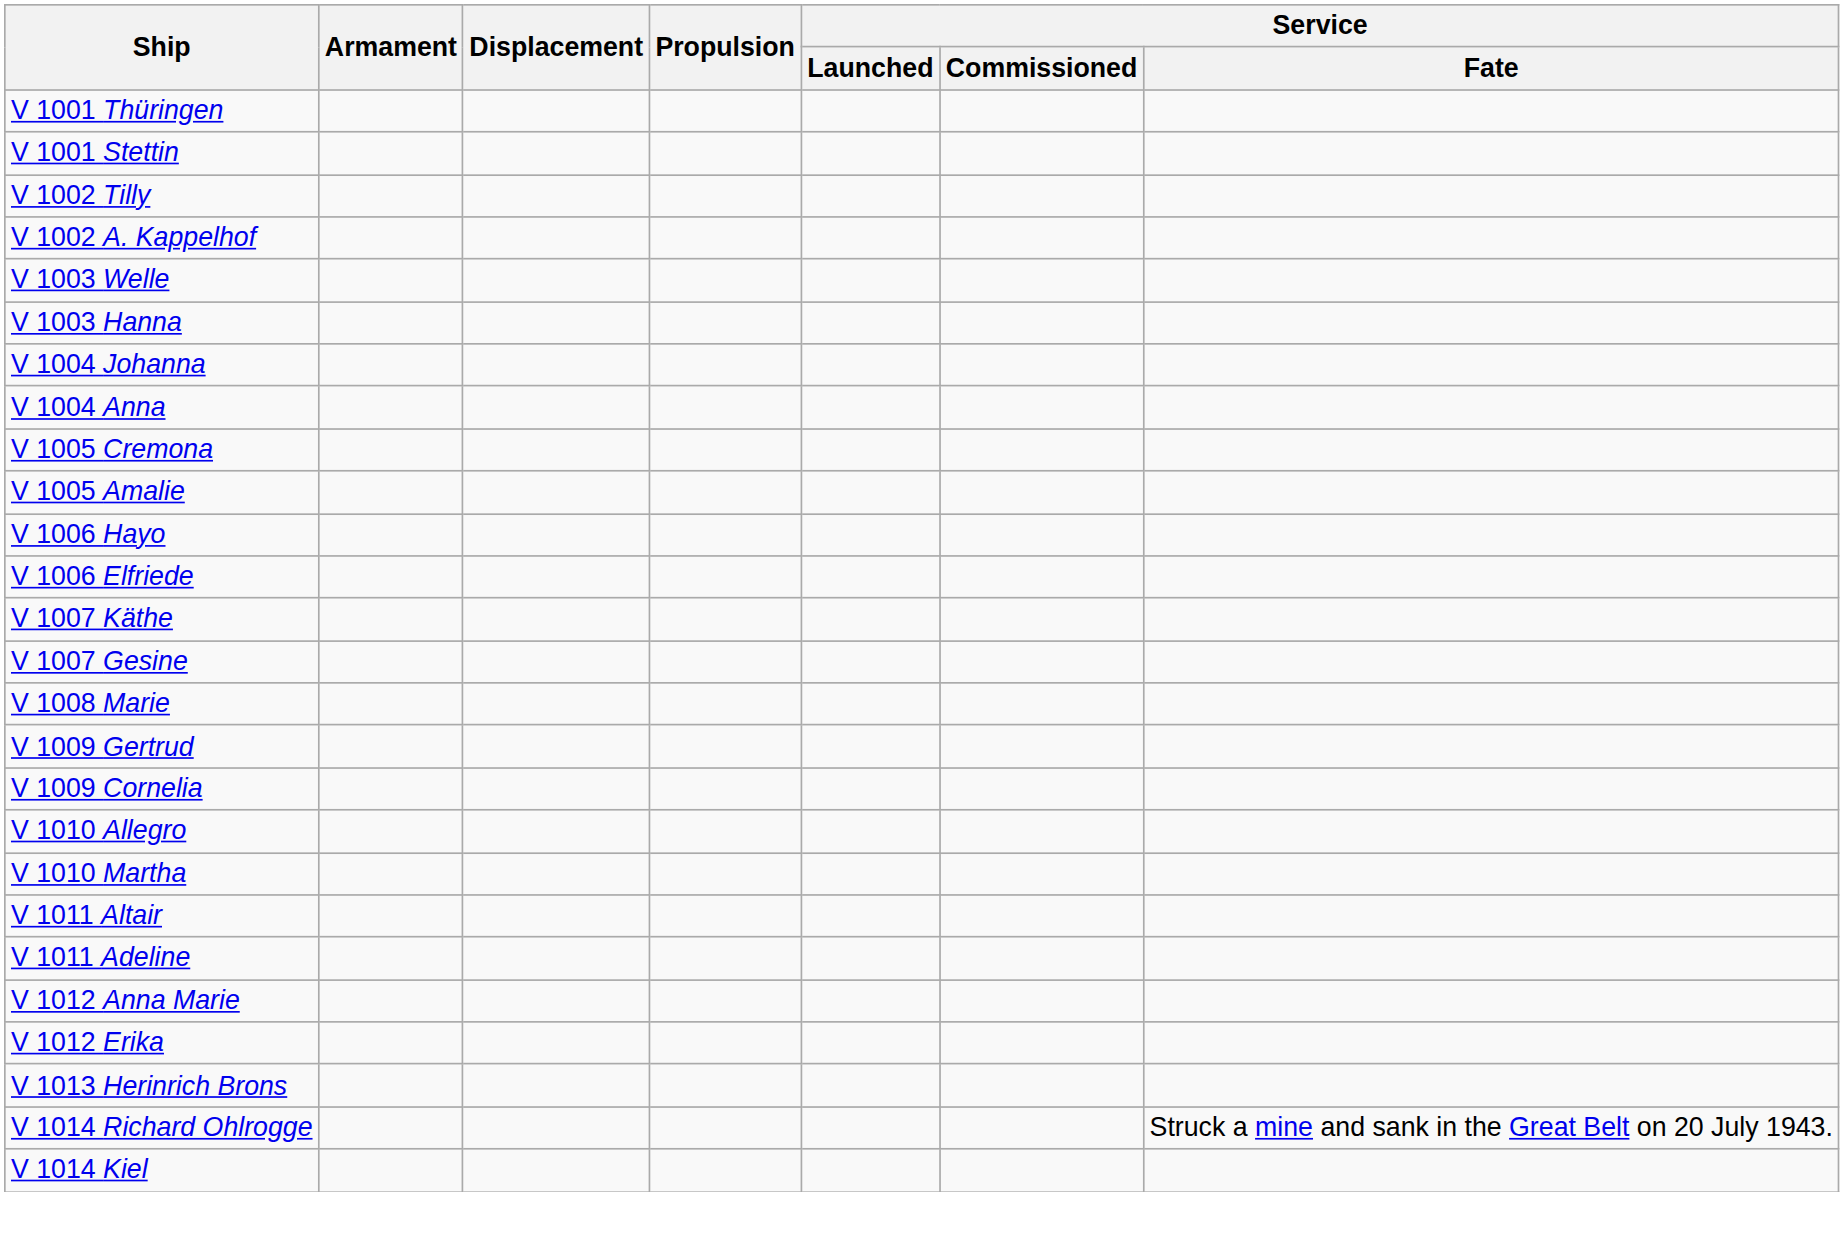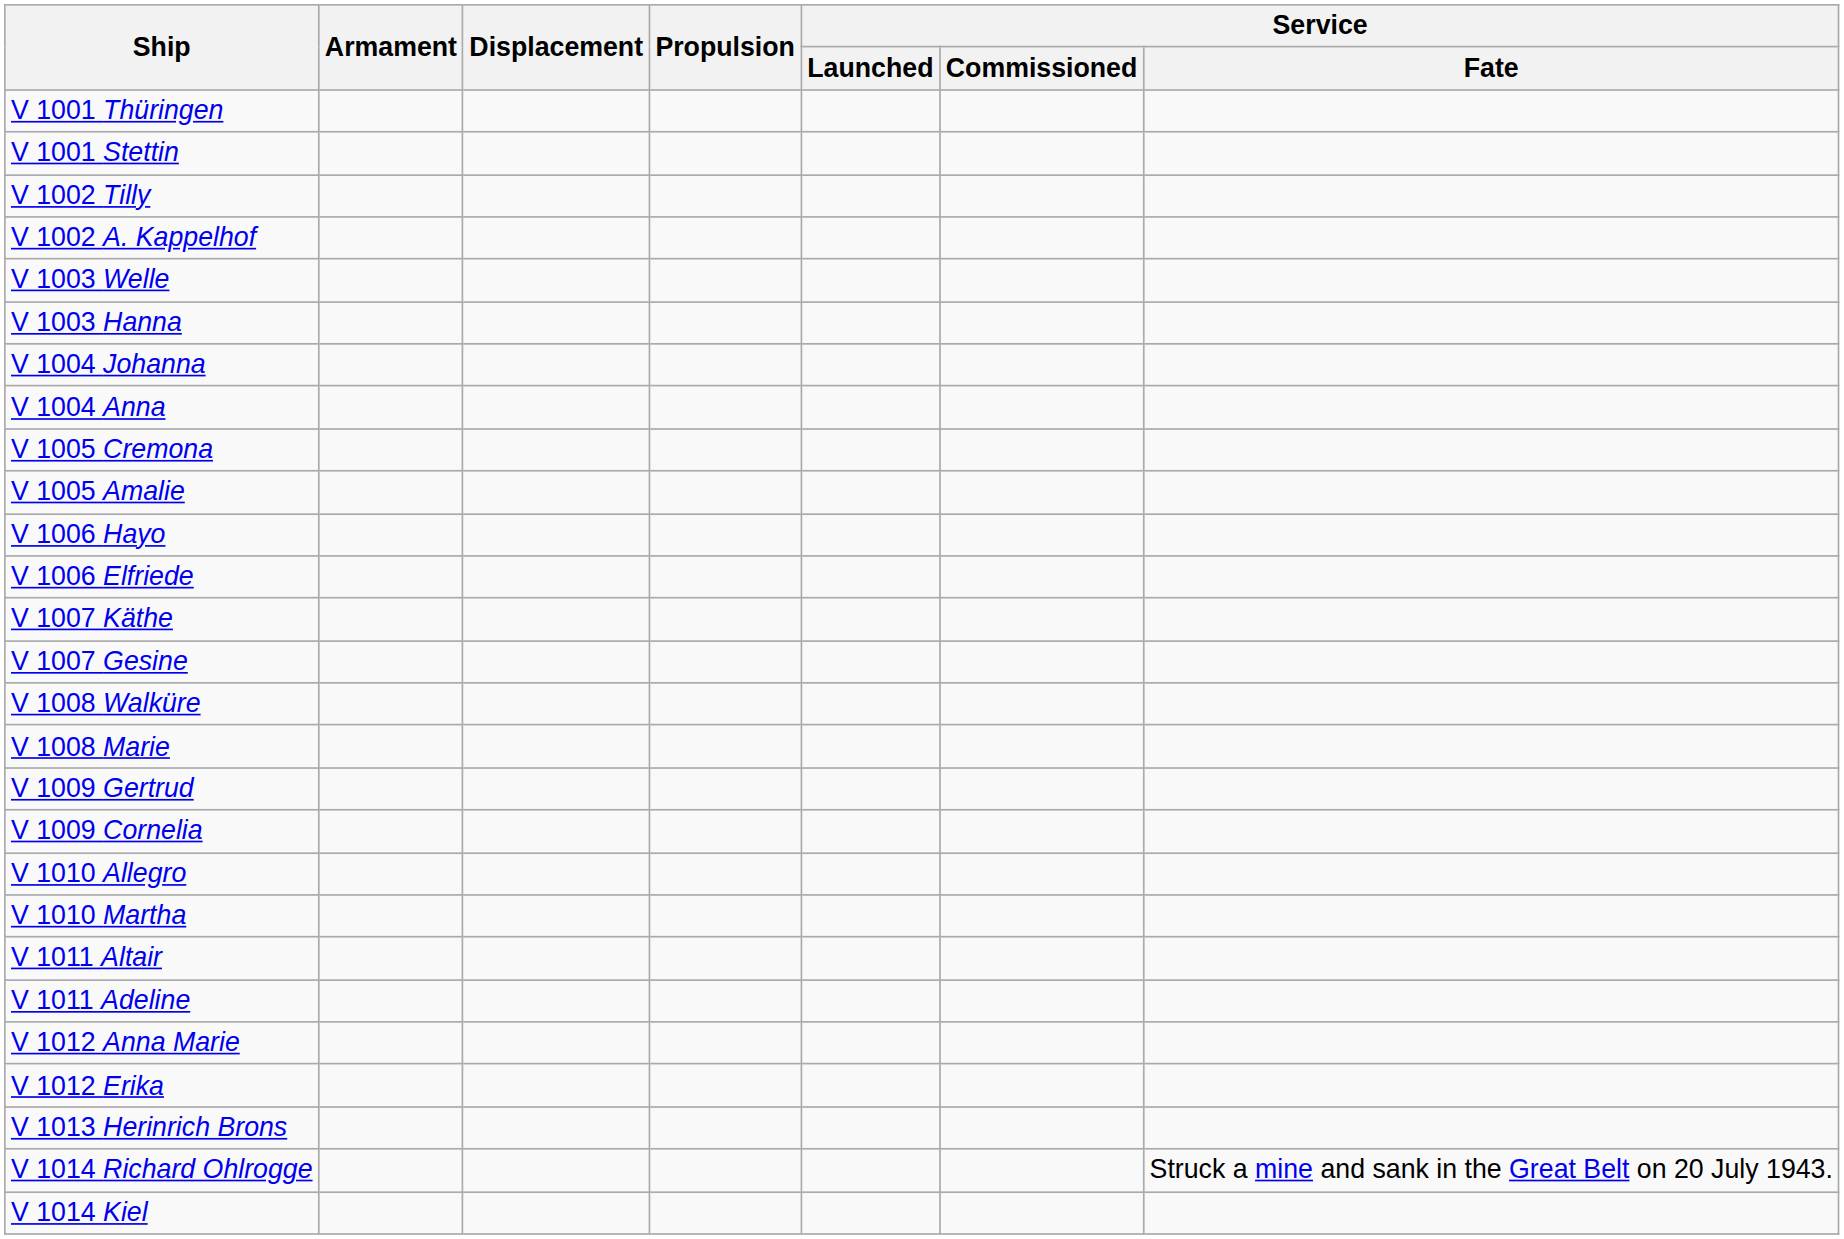+ row: (106, 703)
